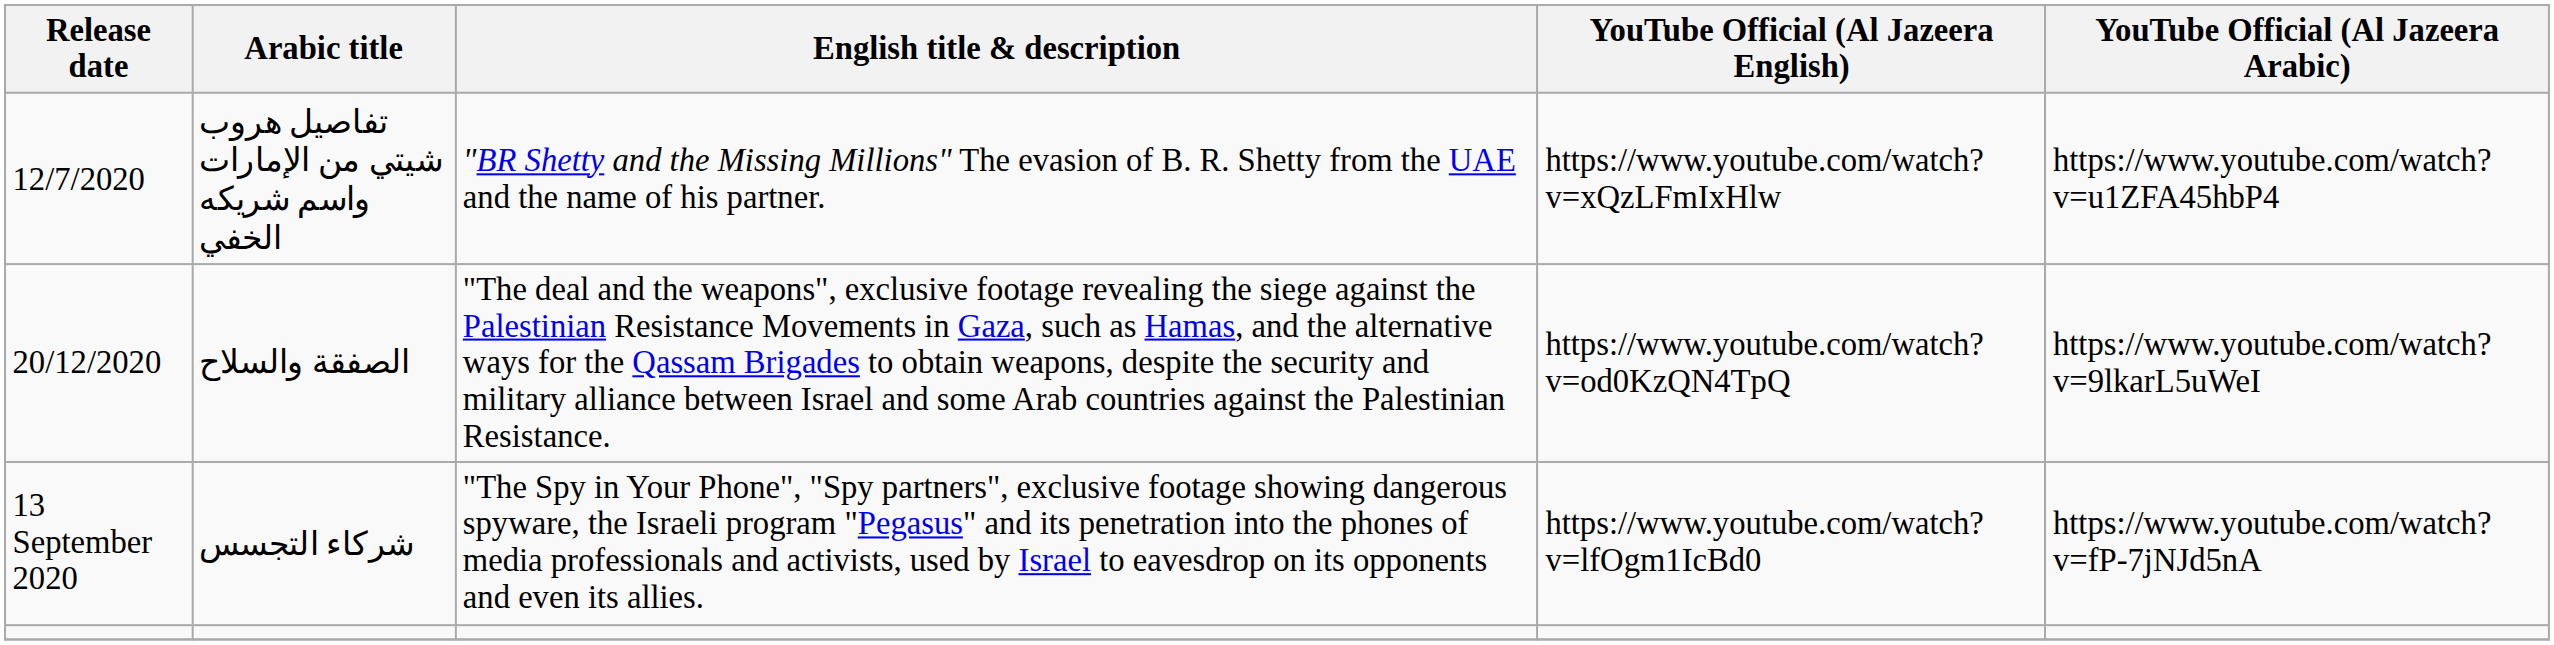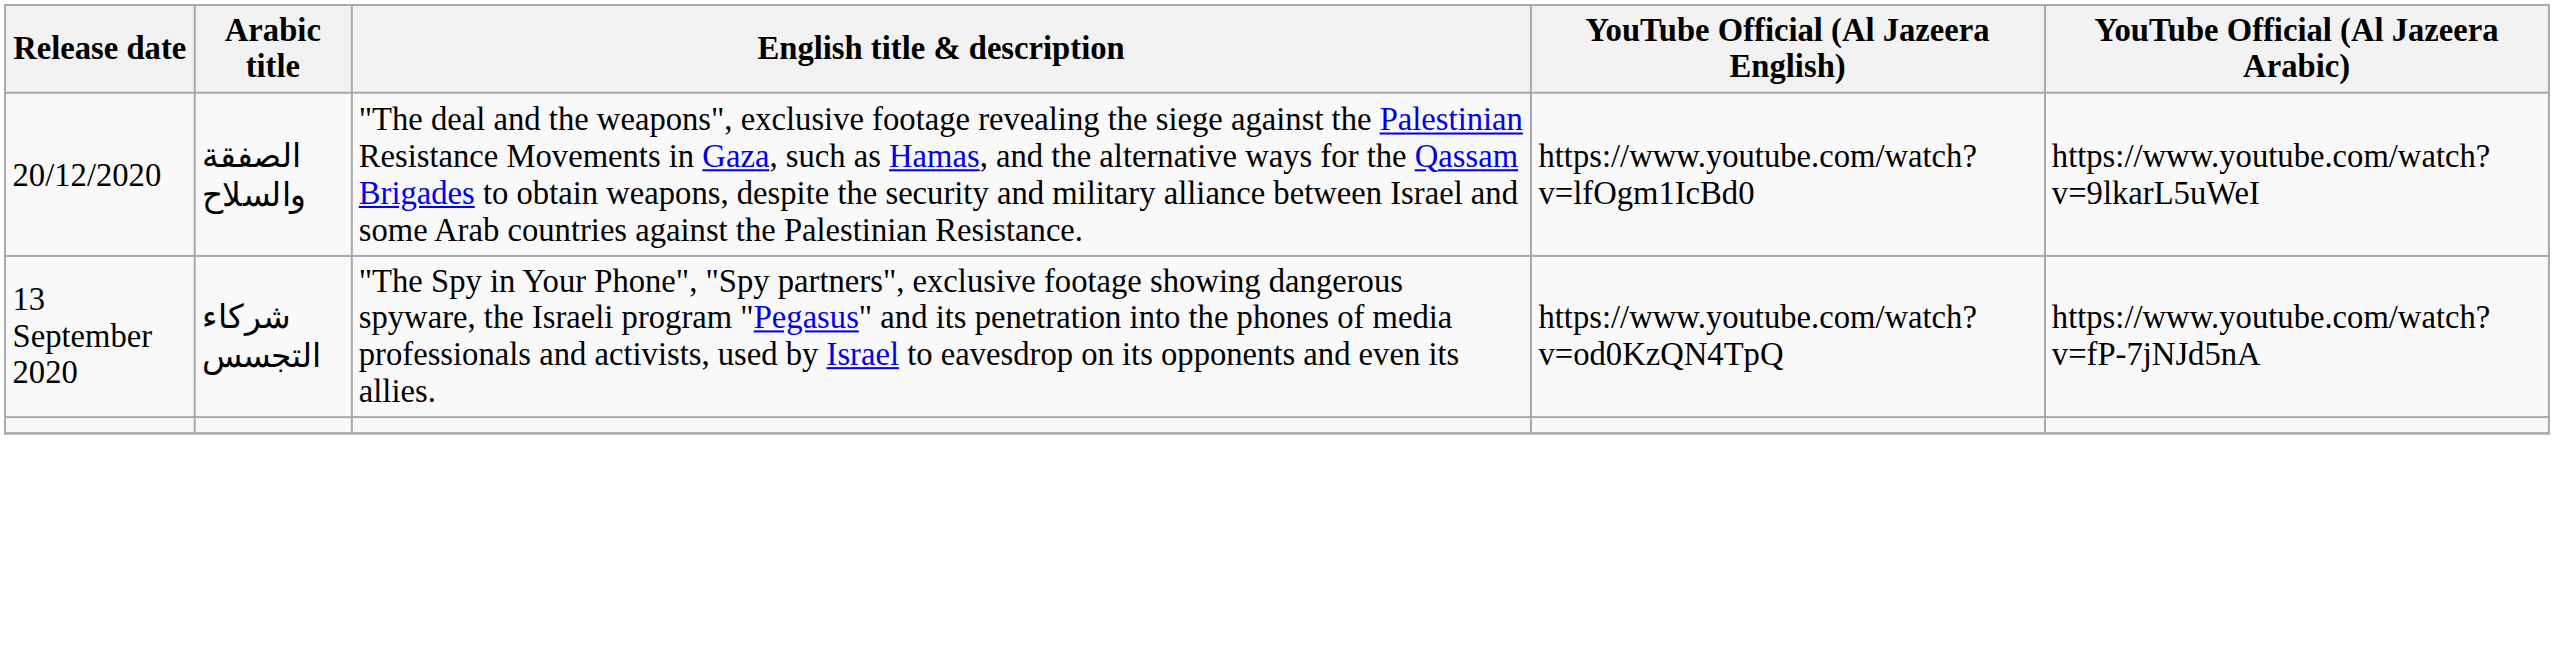- row: (321, 179)
(1765, 362) https://www.youtube.com/watch?v=od0KzQN4TpQ -> (1758, 173) https://www.youtube.com/watch?v=lfOgm1IcBd0
(1765, 542) https://www.youtube.com/watch?v=lfOgm1IcBd0 -> (1758, 335) https://www.youtube.com/watch?v=od0KzQN4TpQ
